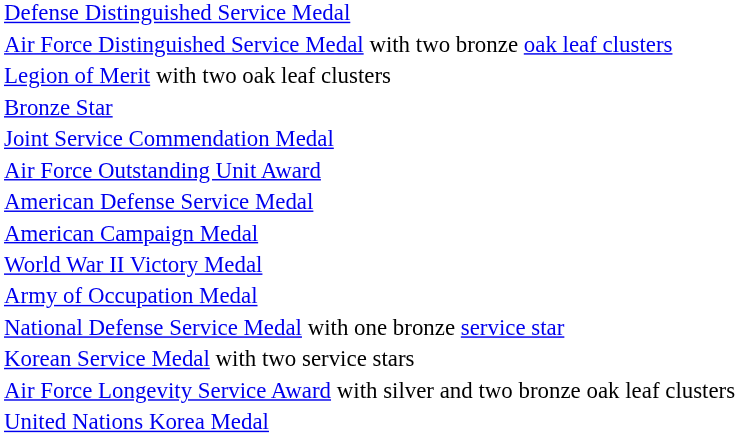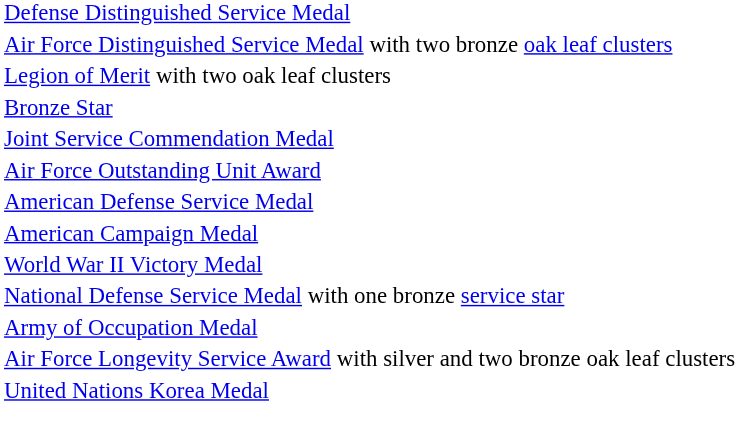rows swapped: (131, 296) <-> (284, 327)
- row: (209, 359)
